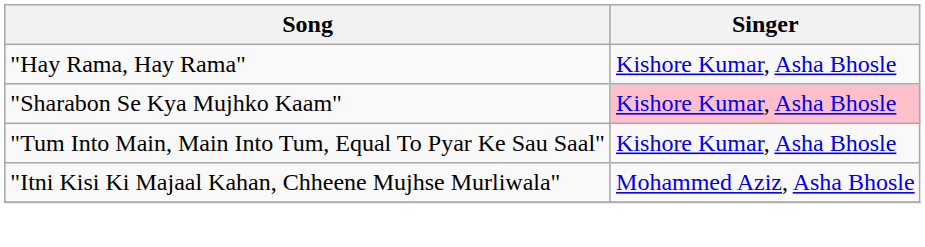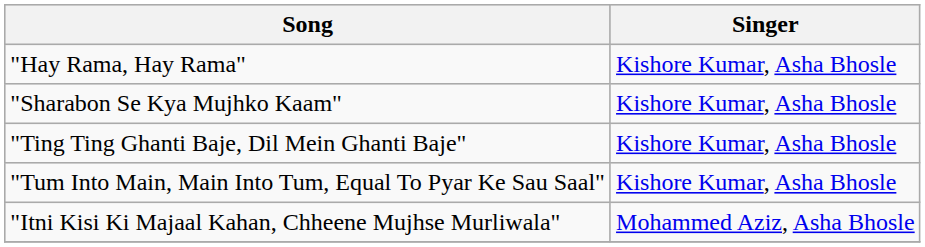(756, 103) pink background -> (756, 103) no background
+ row: (238, 143)
